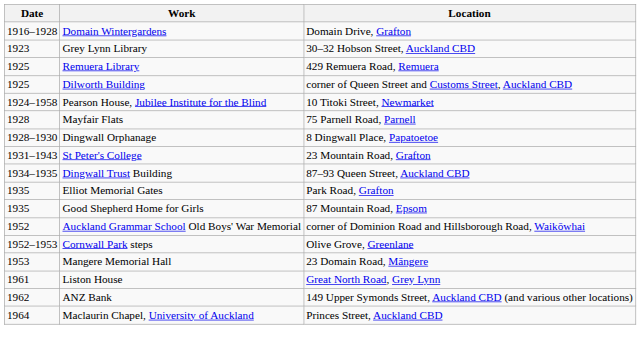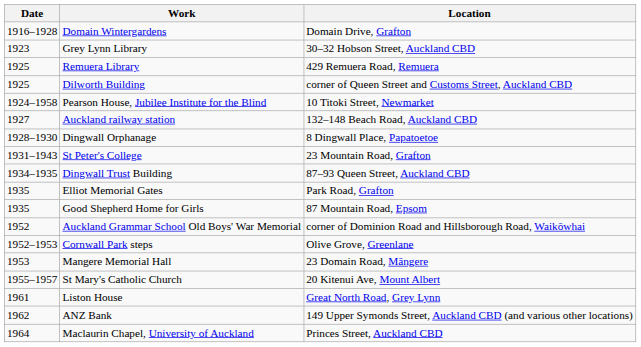+ row: (119, 119)
- row: (93, 119)
+ row: (122, 279)
